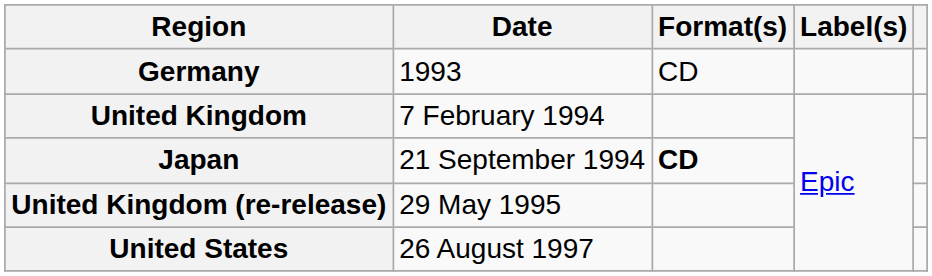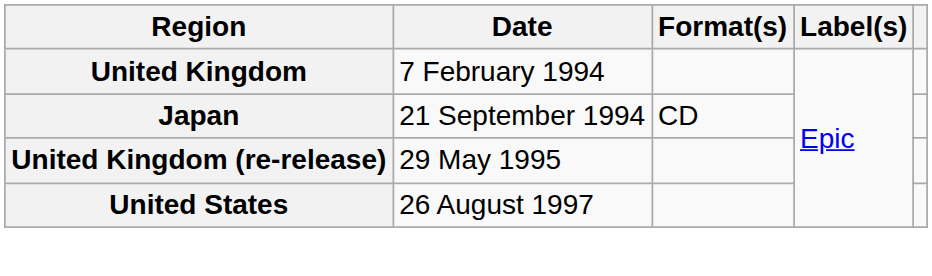- row: (199, 71)
(678, 159) bold -> (678, 115) normal
